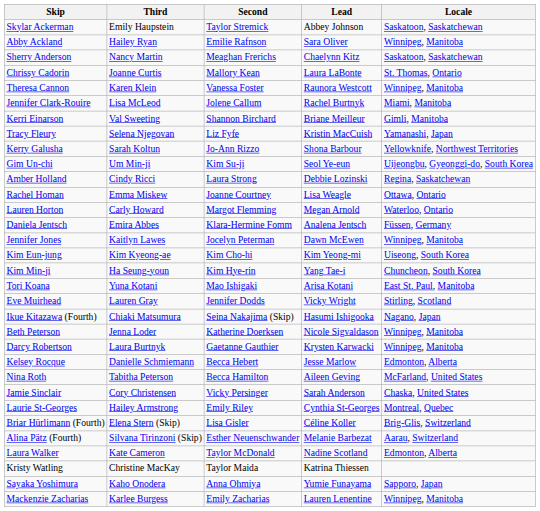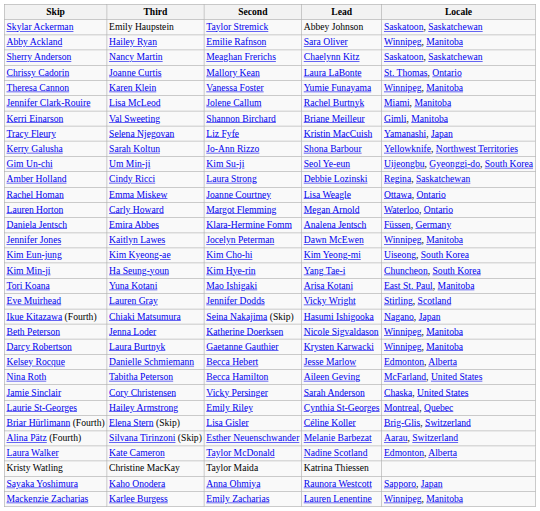(338, 88) Raunora Westcott -> (337, 88) Yumie Funayama
(337, 484) Yumie Funayama -> (338, 484) Raunora Westcott
